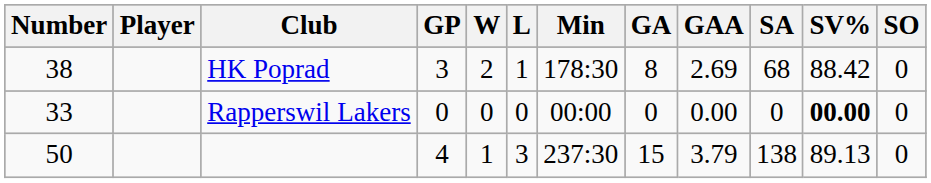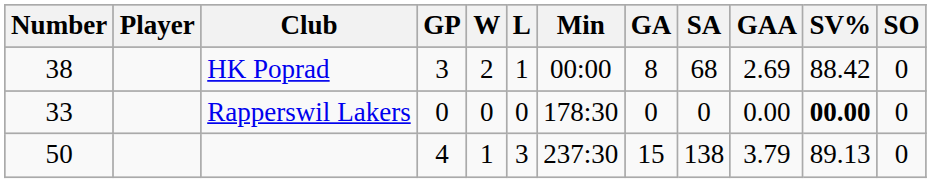columns swapped: (714, 25) <-> (777, 25)
(581, 68) 178:30 -> (581, 68) 00:00
(581, 111) 00:00 -> (581, 111) 178:30
